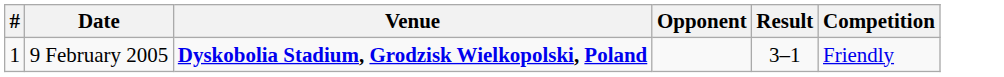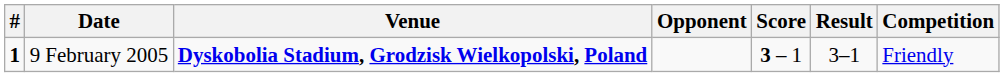+ column: (781, 21)
(15, 54) normal -> (15, 54) bold
